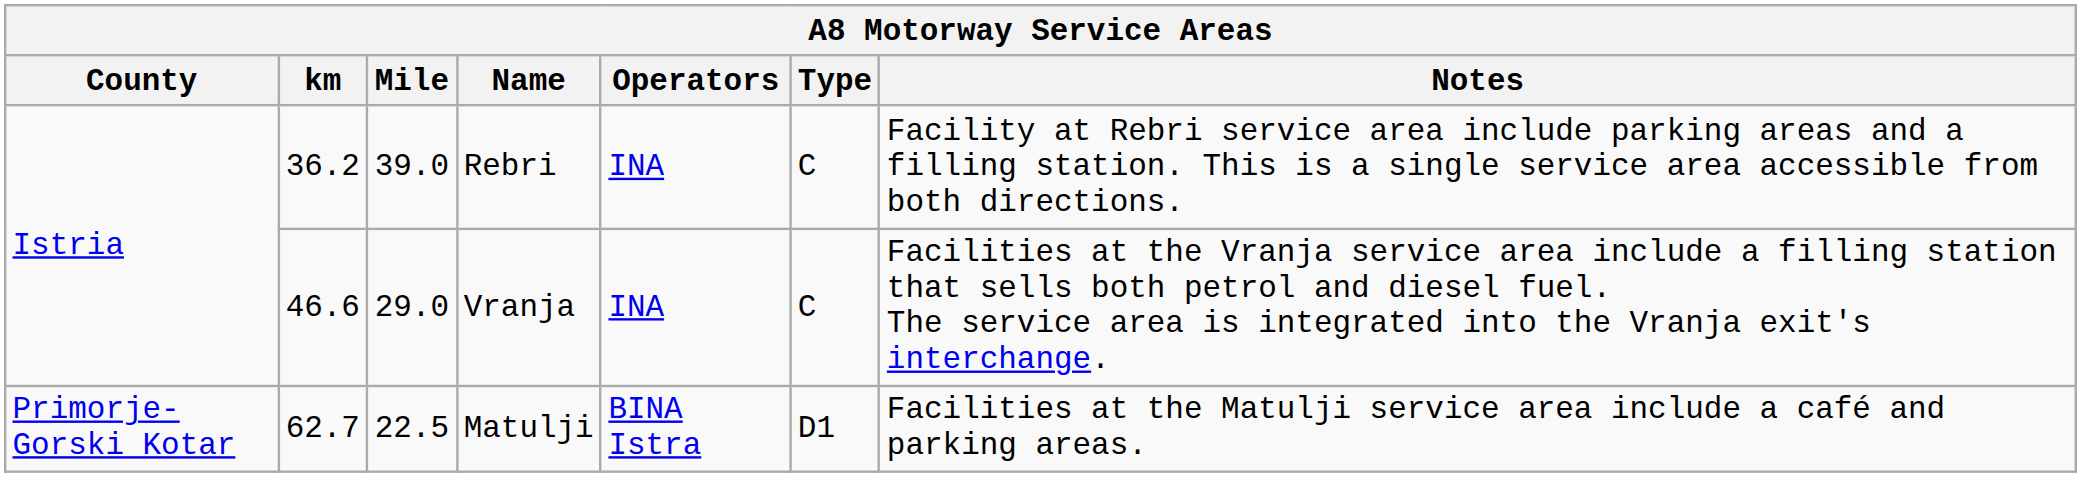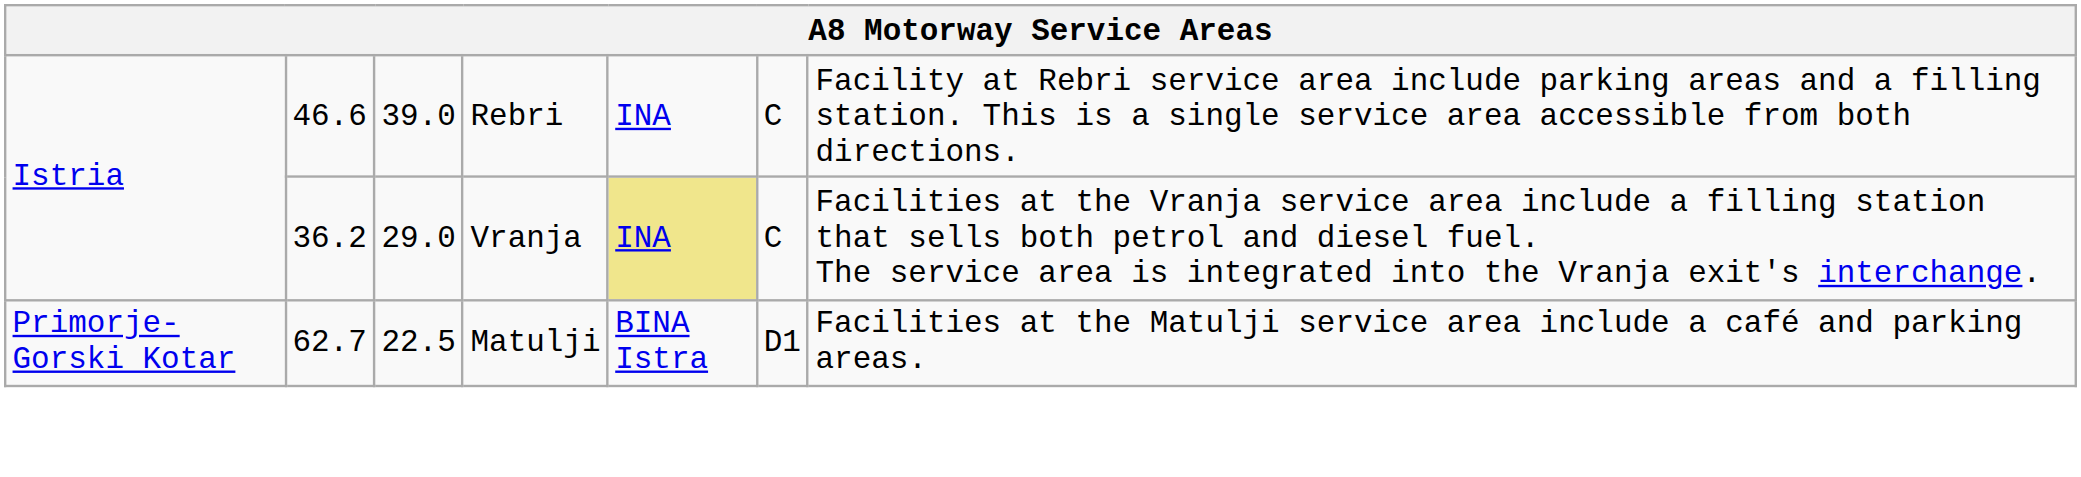- row: (529, 81)
(323, 167) 36.2 -> (330, 117) 46.6
(323, 307) 46.6 -> (330, 238) 36.2
(636, 307) no background -> (643, 238) khaki background
